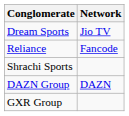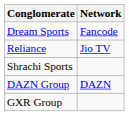(95, 31) Jio TV -> (99, 31) Fancode
(99, 48) Fancode -> (95, 48) Jio TV
